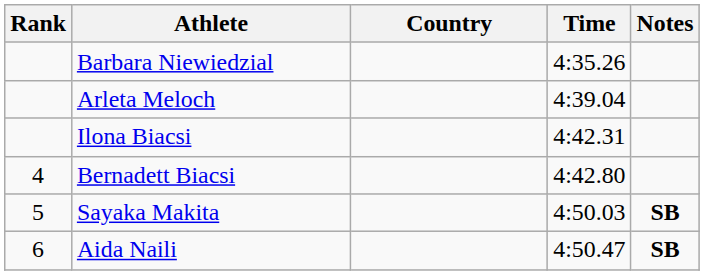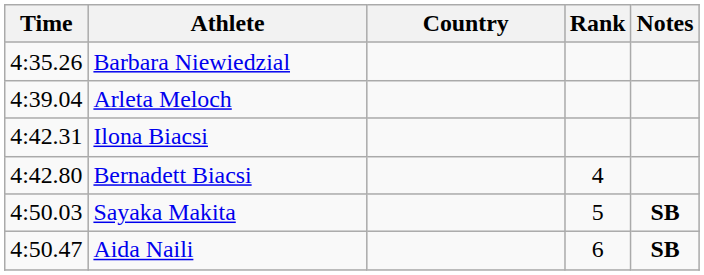columns swapped: (38, 23) <-> (589, 23)
